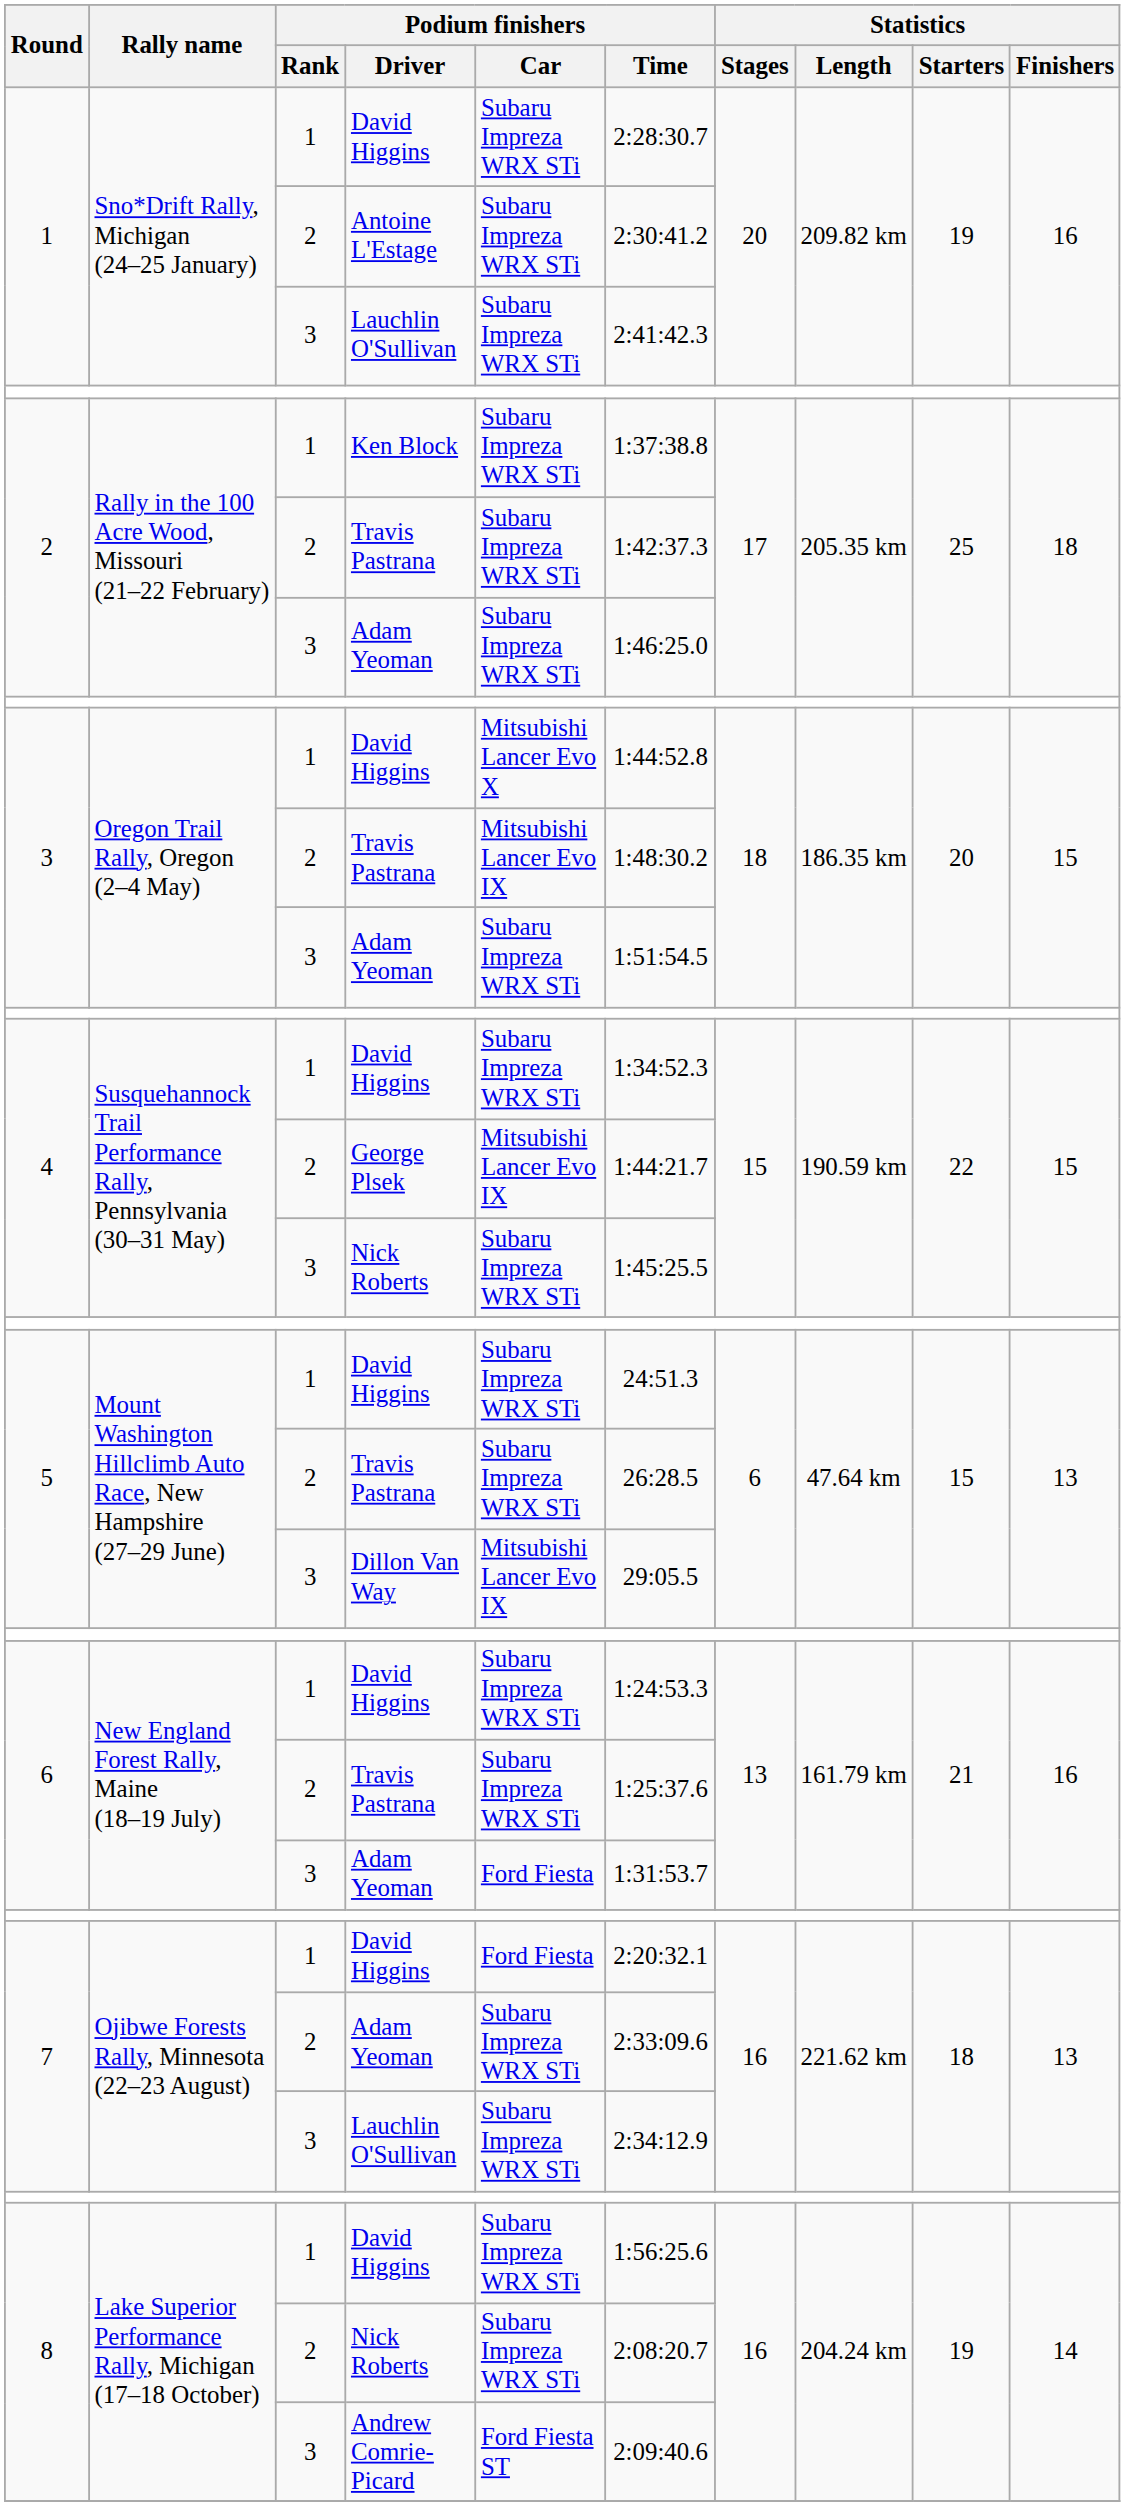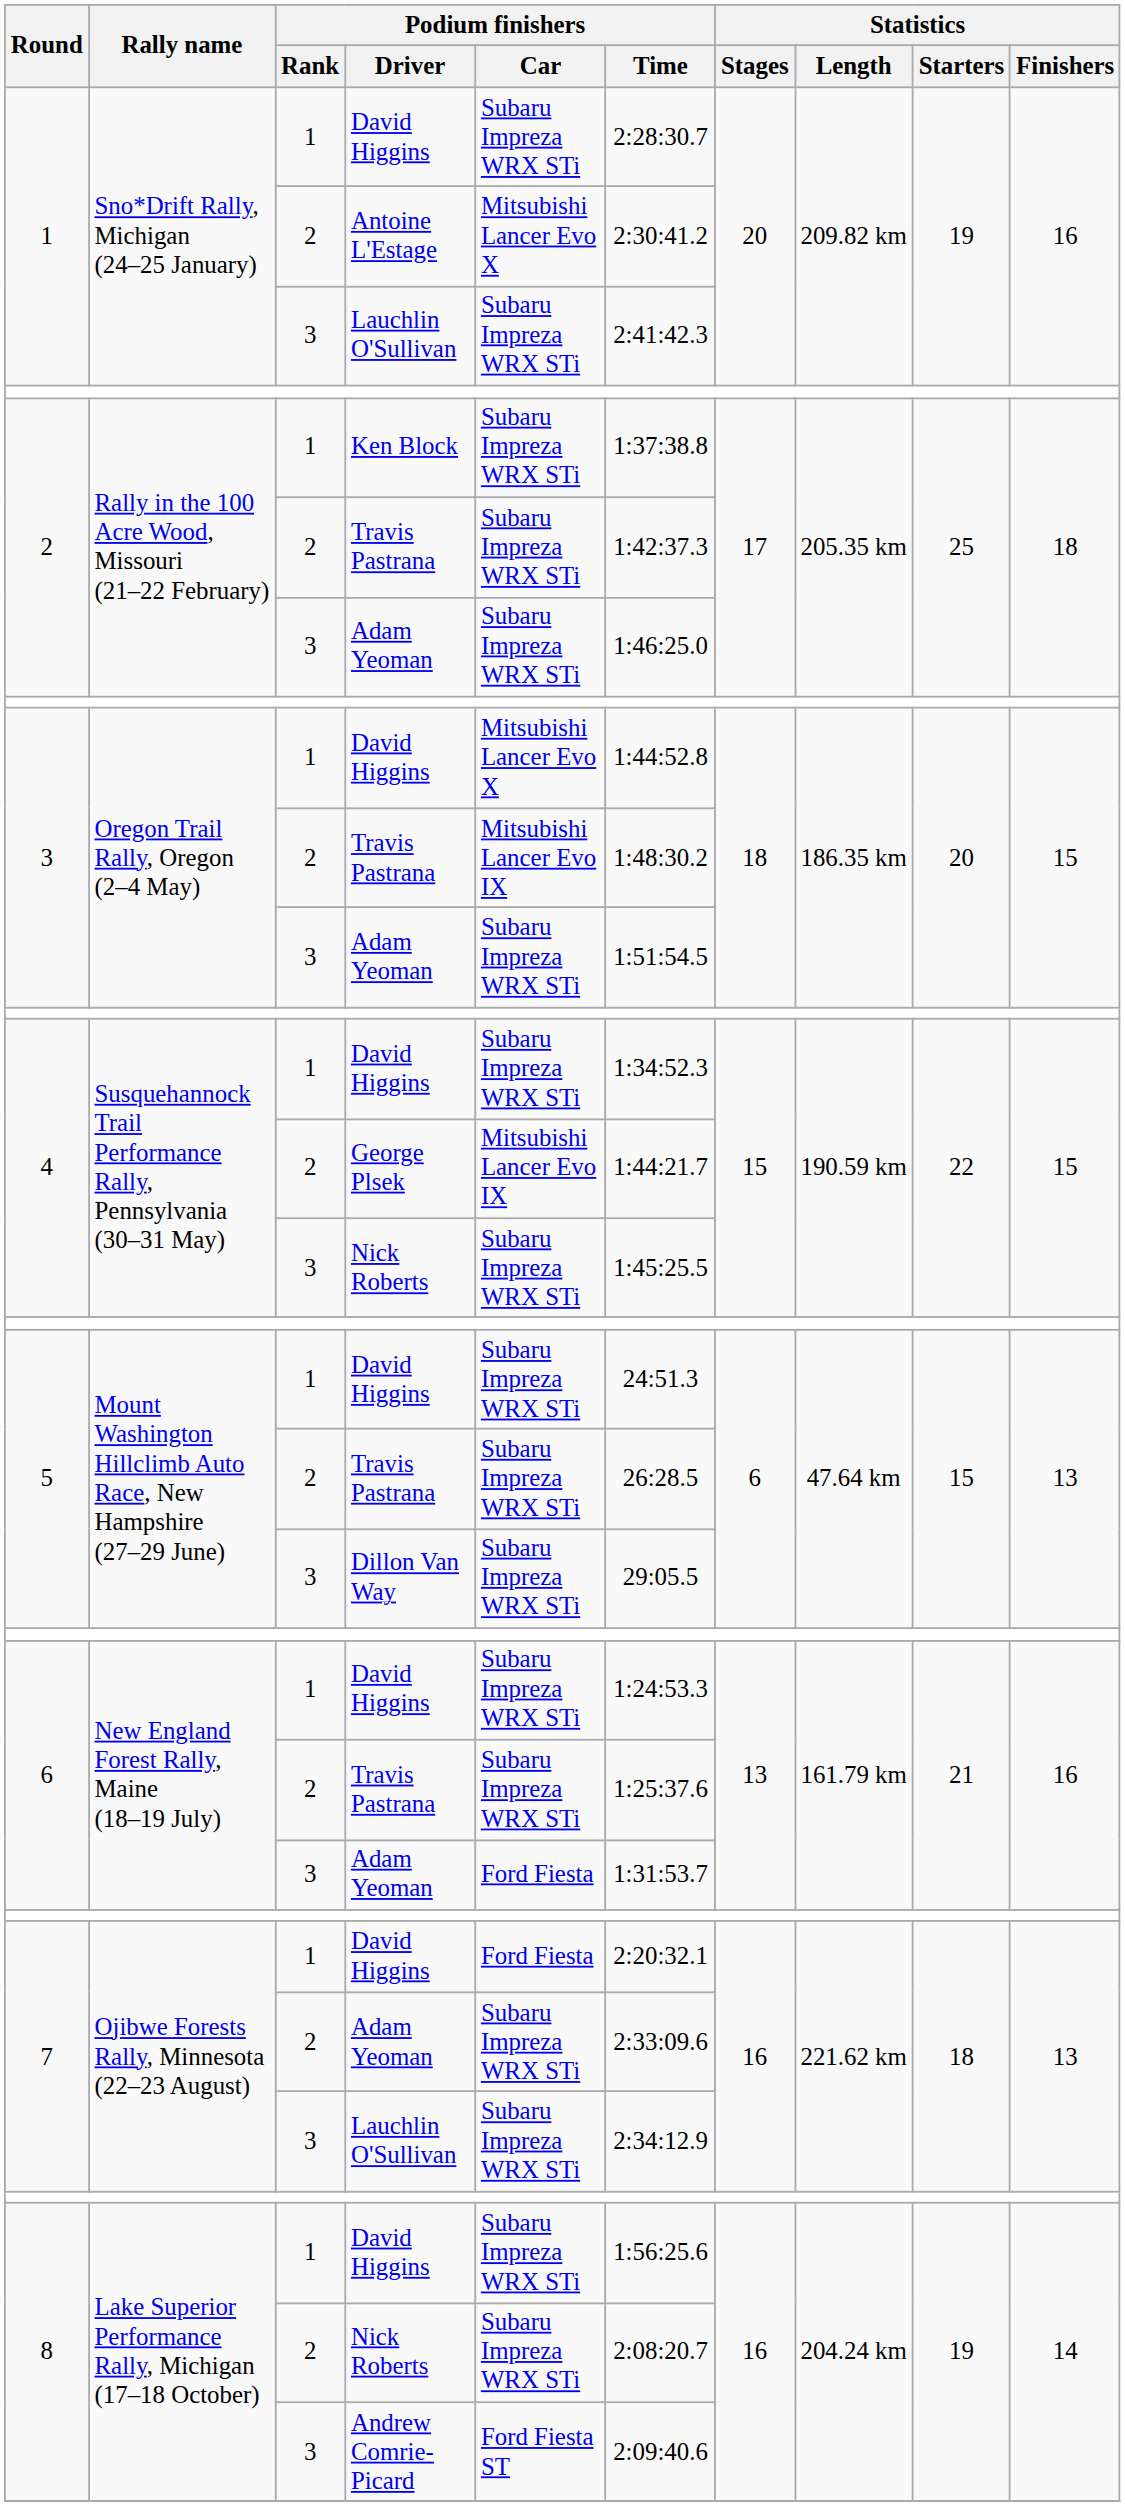(531, 235) Subaru Impreza WRX STi -> (539, 235) Mitsubishi Lancer Evo X
(539, 1577) Mitsubishi Lancer Evo IX -> (531, 1577) Subaru Impreza WRX STi
